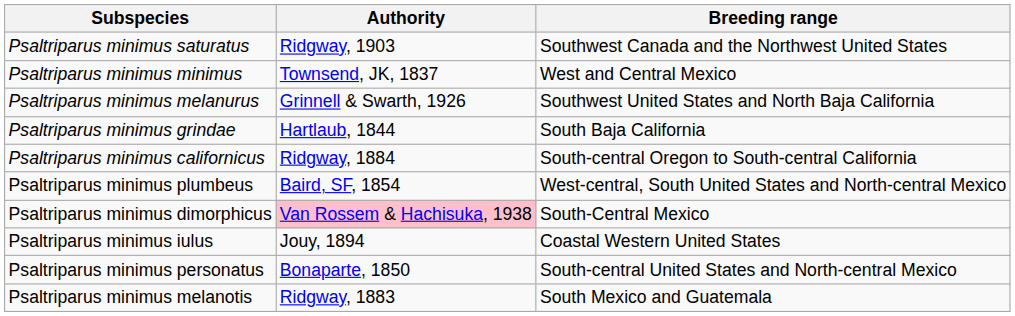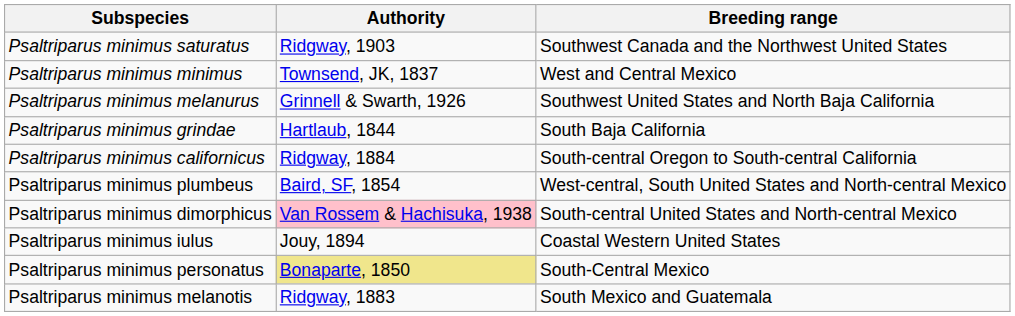(625, 213) South-Central Mexico -> (748, 213) South-central United States and North-central Mexico
(345, 269) no background -> (345, 269) khaki background
(748, 269) South-central United States and North-central Mexico -> (625, 269) South-Central Mexico
